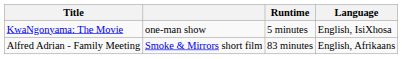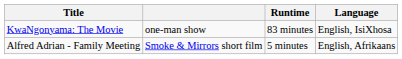(287, 29) 5 minutes -> (290, 29) 83 minutes
(290, 45) 83 minutes -> (287, 45) 5 minutes
